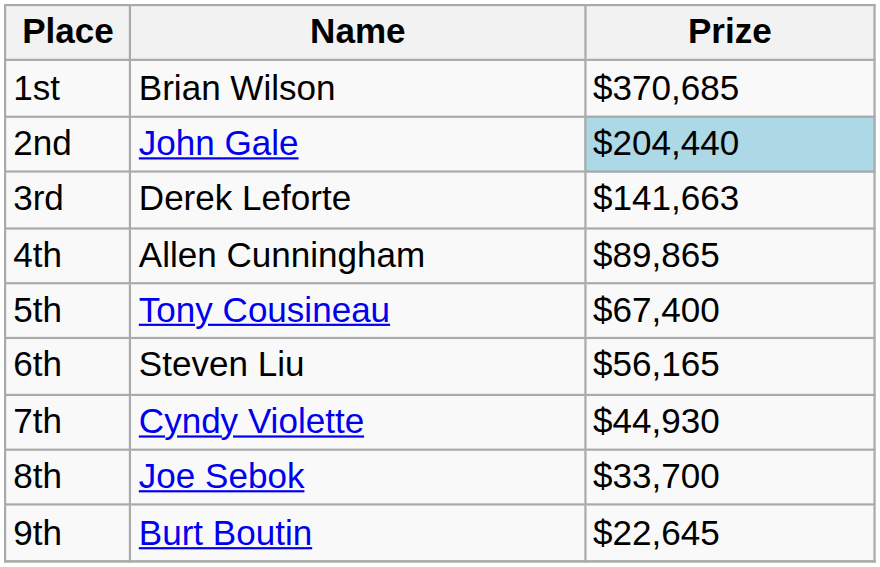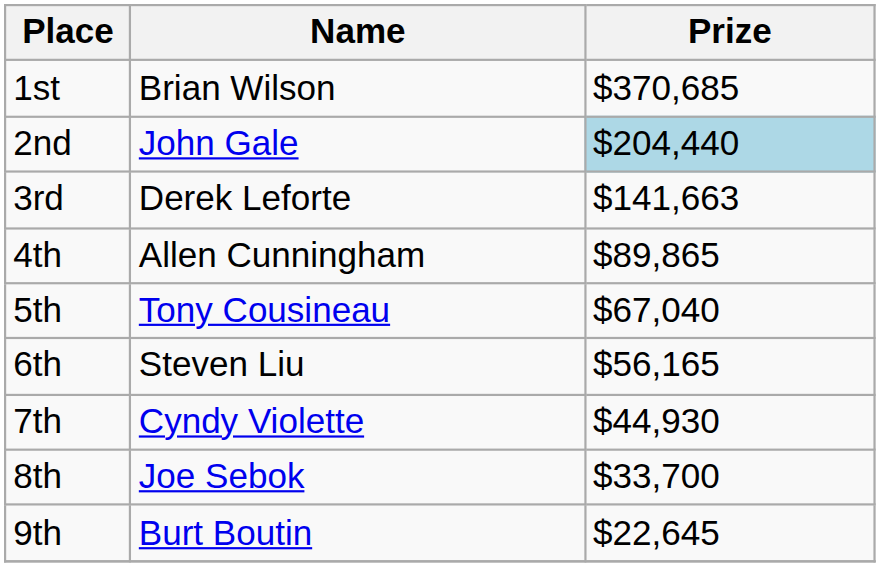(656, 310) $67,400 -> (656, 310) $67,040
